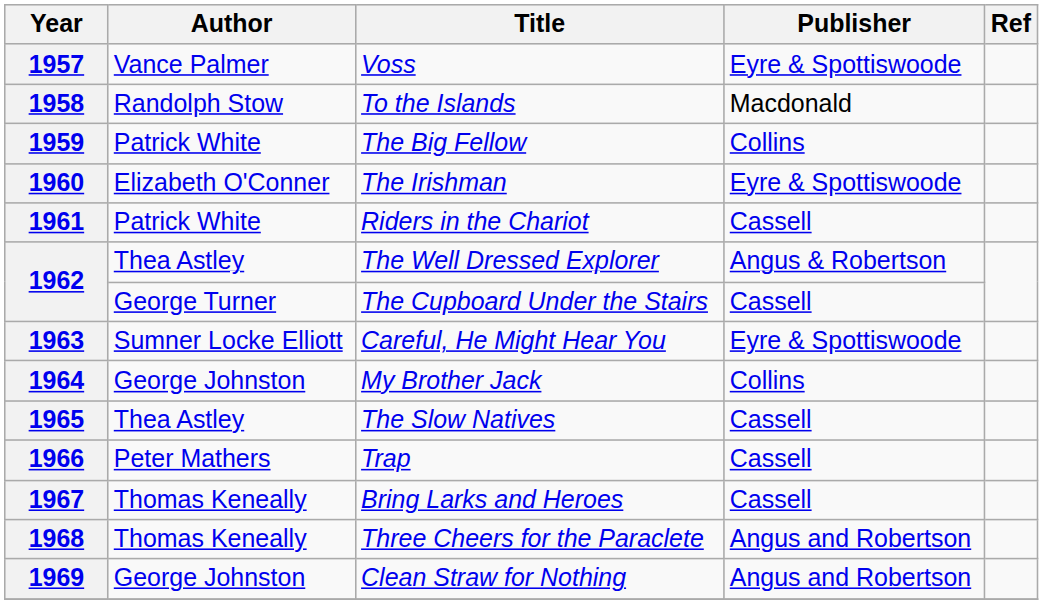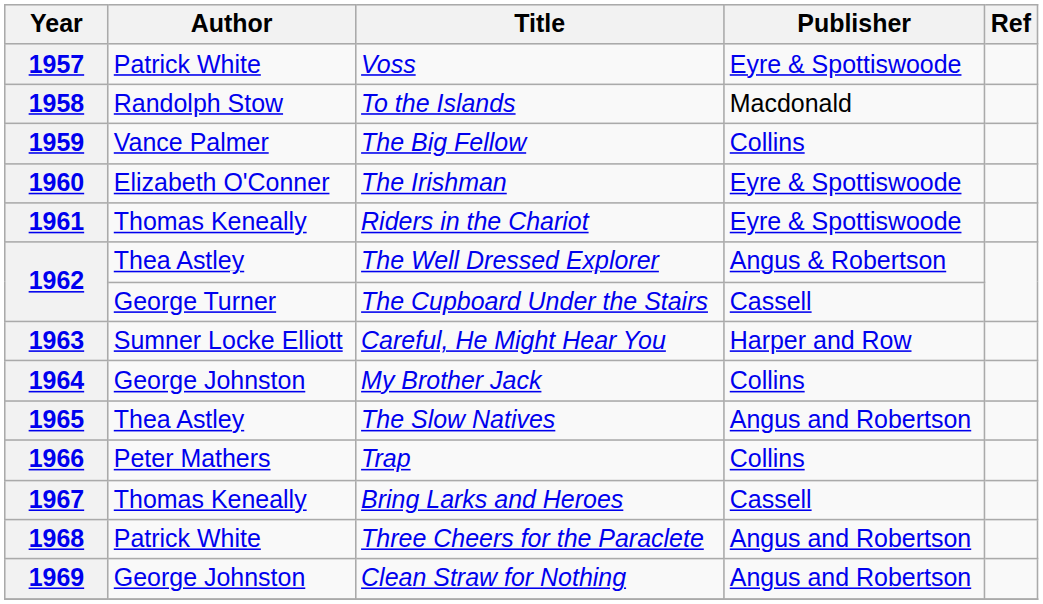(191, 63) Vance Palmer -> (187, 63) Patrick White
(187, 143) Patrick White -> (191, 143) Vance Palmer
(187, 222) Patrick White -> (210, 222) Thomas Keneally
(771, 222) Cassell -> (846, 222) Eyre & Spottiswoode
(846, 340) Eyre & Spottiswoode -> (821, 340) Harper and Row
(771, 420) Cassell -> (850, 420) Angus and Robertson
(771, 459) Cassell -> (767, 459) Collins
(210, 538) Thomas Keneally -> (187, 538) Patrick White
